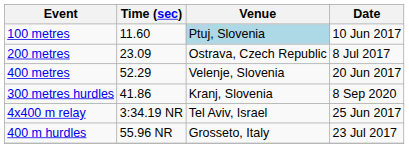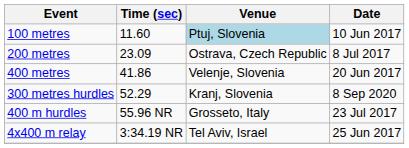(135, 73) 52.29 -> (135, 73) 41.86
(135, 93) 41.86 -> (135, 93) 52.29
rows swapped: (47, 133) <-> (46, 113)
